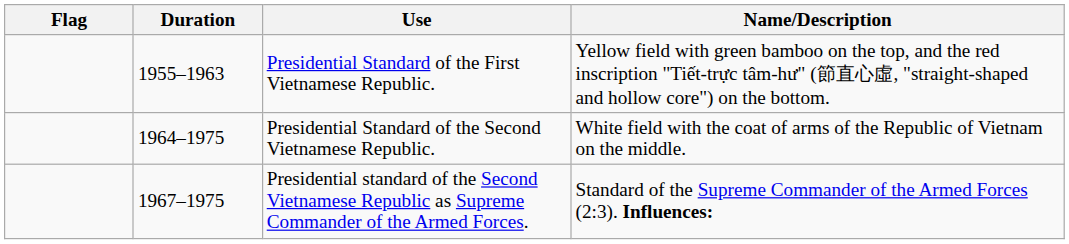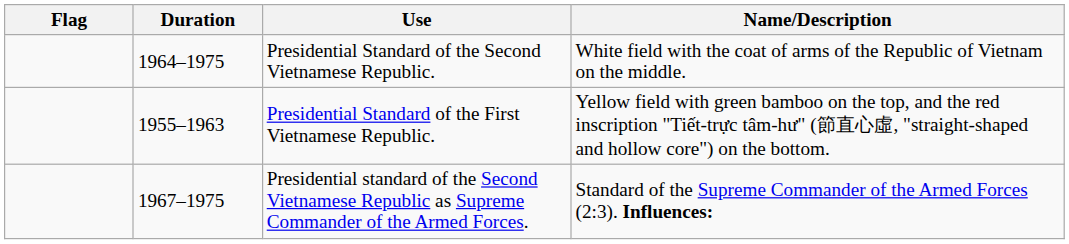rows swapped: (393, 73) <-> (404, 138)
